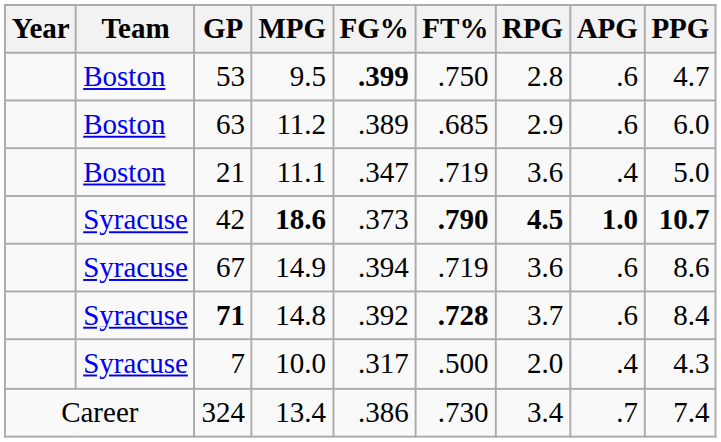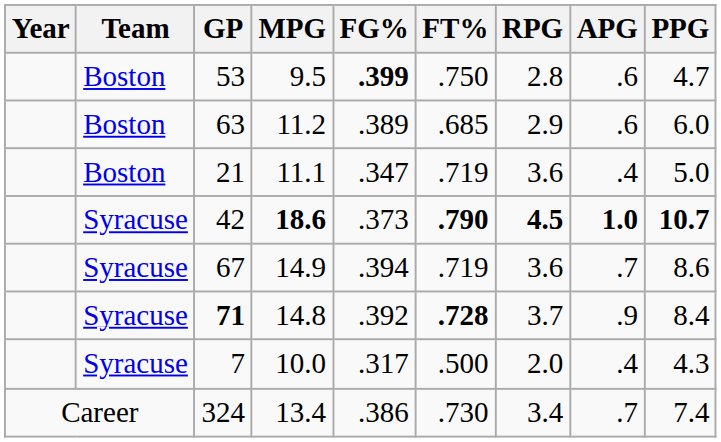(627, 267) .6 -> (627, 267) .7
(627, 315) .6 -> (627, 315) .9
